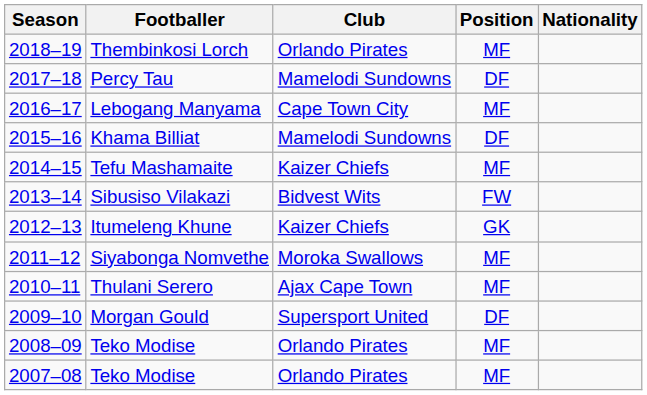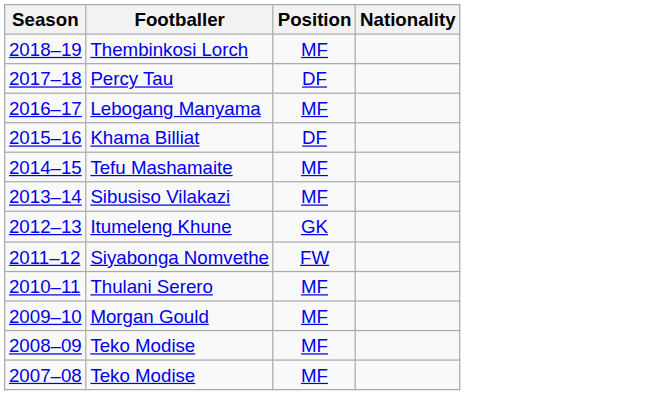- column: (364, 20)
(497, 197) FW -> (315, 197) MF
(497, 256) MF -> (315, 256) FW
(497, 316) DF -> (315, 316) MF
